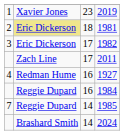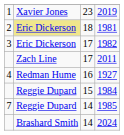(88, 91) 16 -> (88, 91) 15
